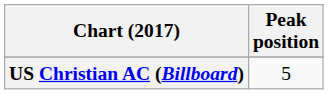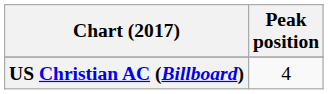(286, 72) 5 -> (286, 72) 4
